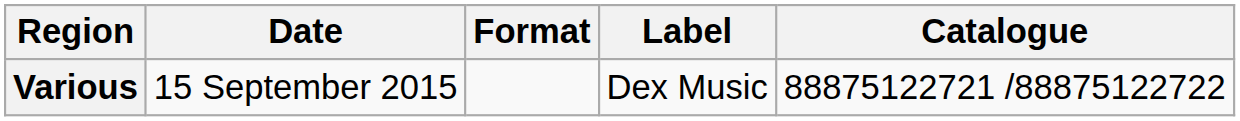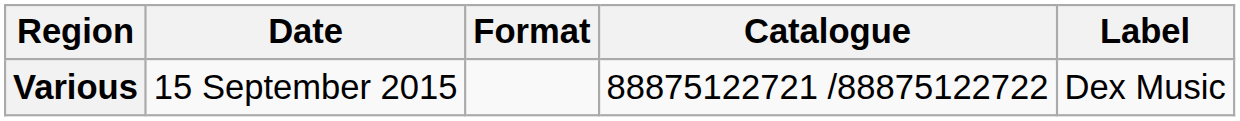columns swapped: (687, 31) <-> (1005, 31)
